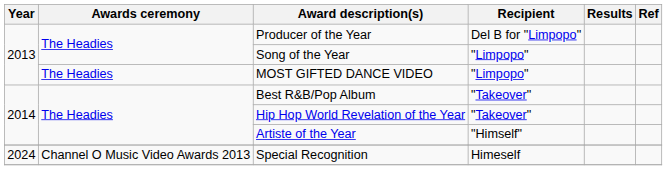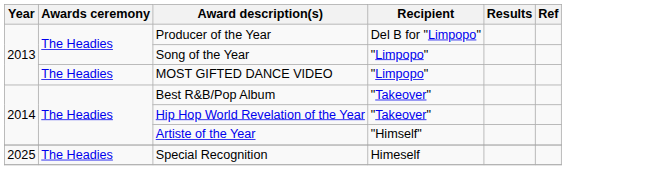(21, 154) 2024 -> (21, 154) 2025
(146, 154) Channel O Music Video Awards 2013 -> (77, 154) The Headies
